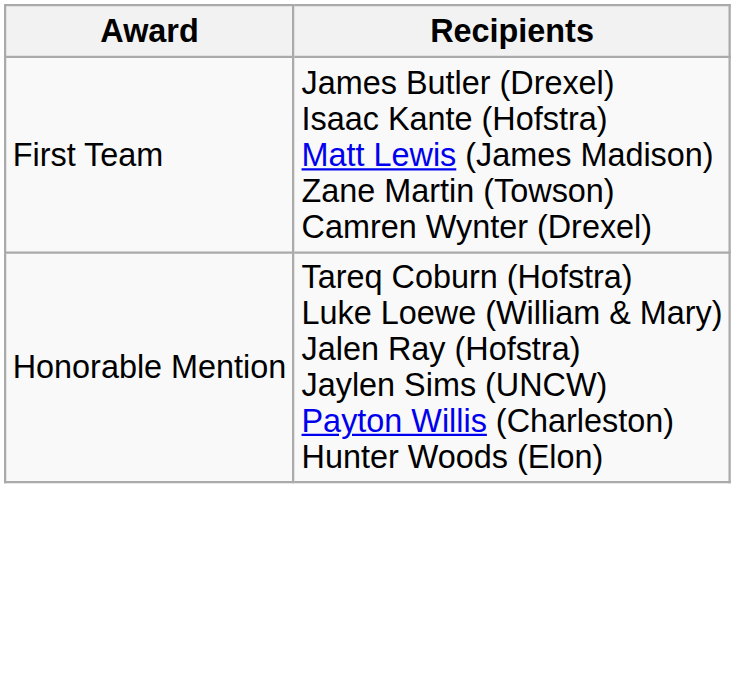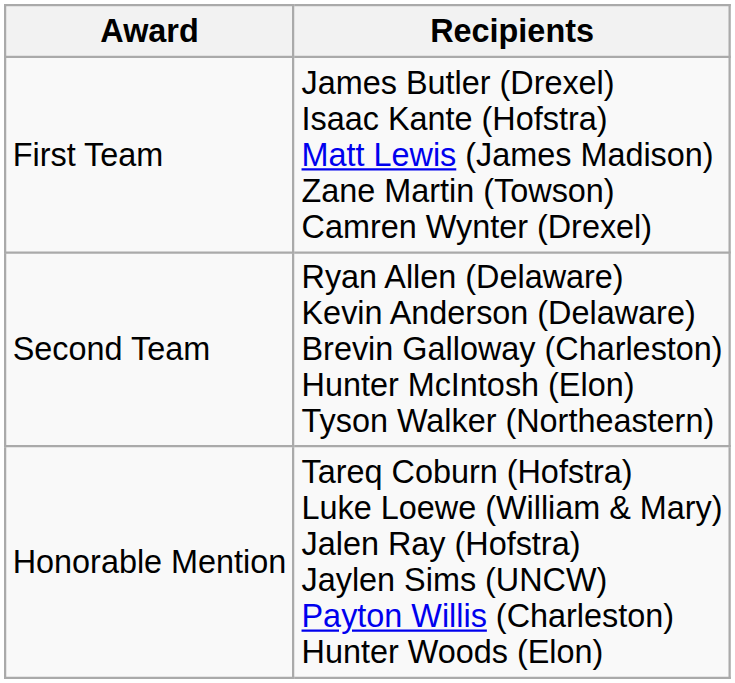+ row: (111, 349)
